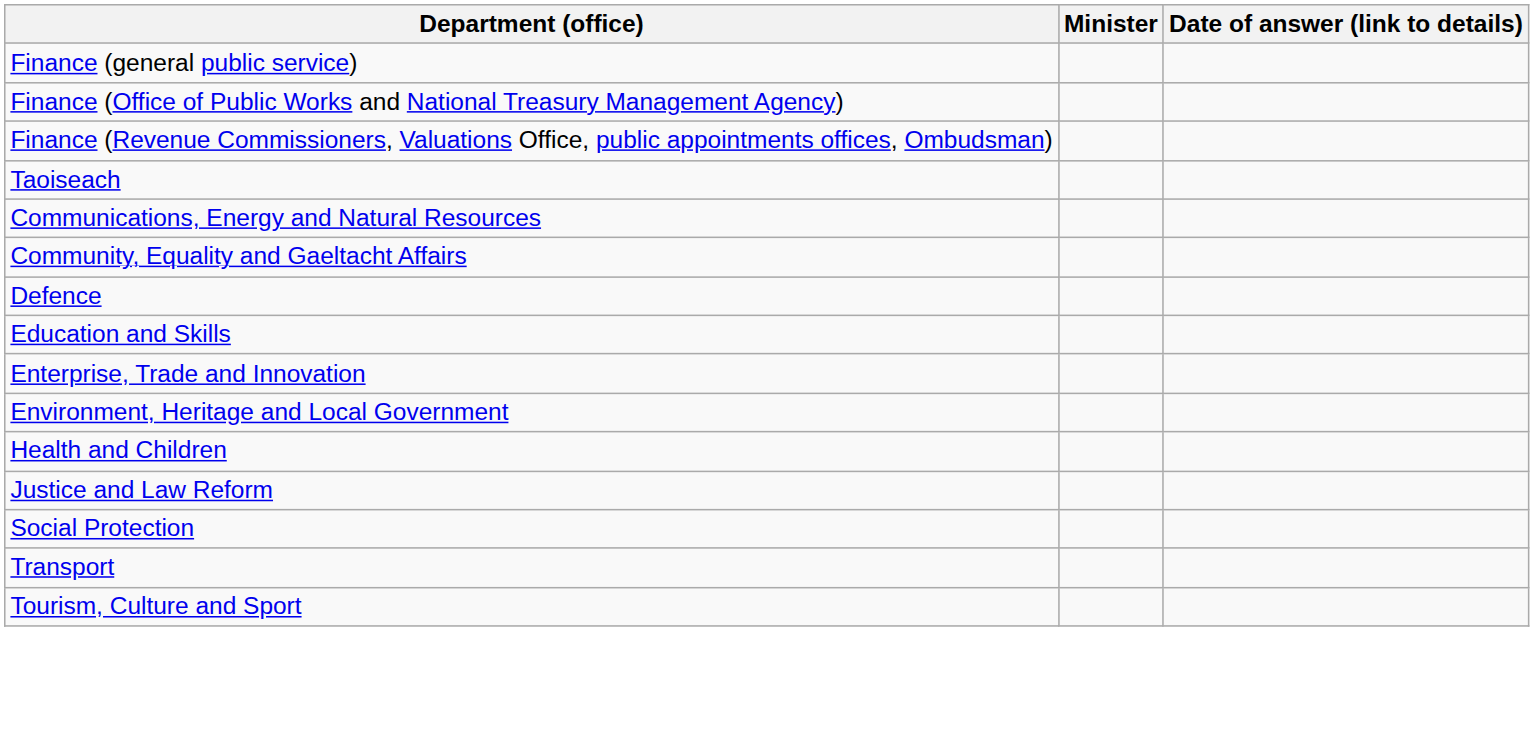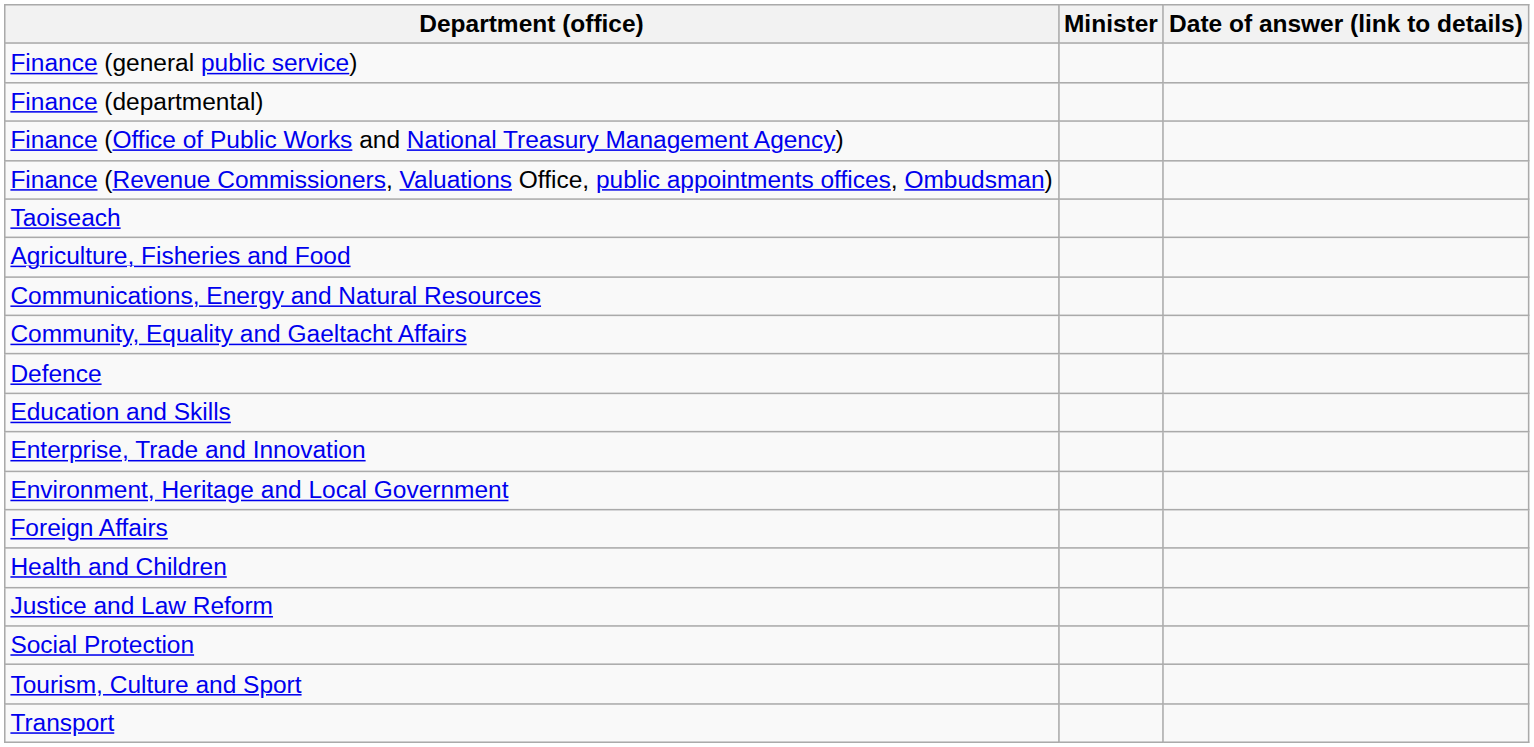+ row: (137, 101)
+ row: (180, 256)
+ row: (89, 528)
rows swapped: (156, 606) <-> (62, 567)
